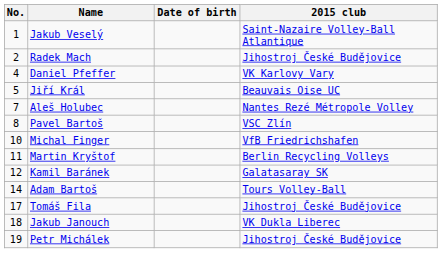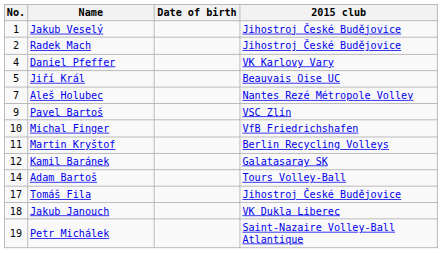(319, 35) Saint-Nazaire Volley-Ball Atlantique -> (322, 29) Jihostroj České Budějovice
(16, 124) 8 -> (16, 112) 9
(322, 239) Jihostroj České Budějovice -> (319, 233) Saint-Nazaire Volley-Ball Atlantique
